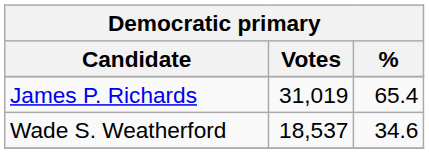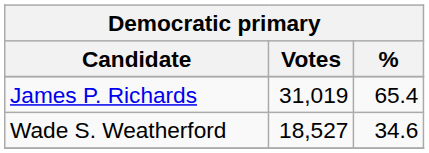(314, 131) 18,537 -> (314, 131) 18,527
